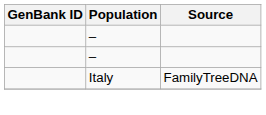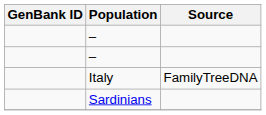+ row: (120, 99)
